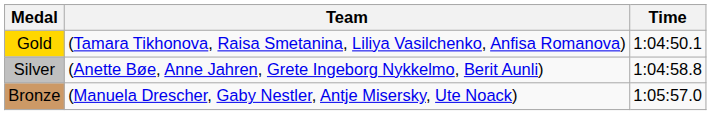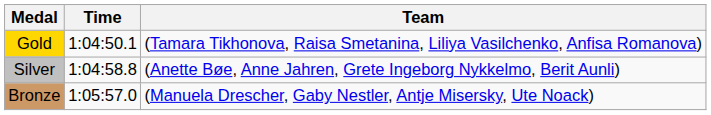columns swapped: (347, 17) <-> (668, 17)
